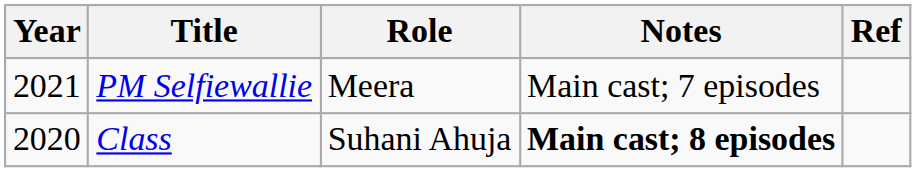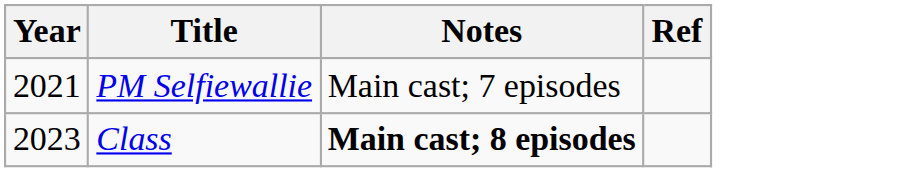- column: (420, 31)
(47, 138) 2020 -> (47, 138) 2023
